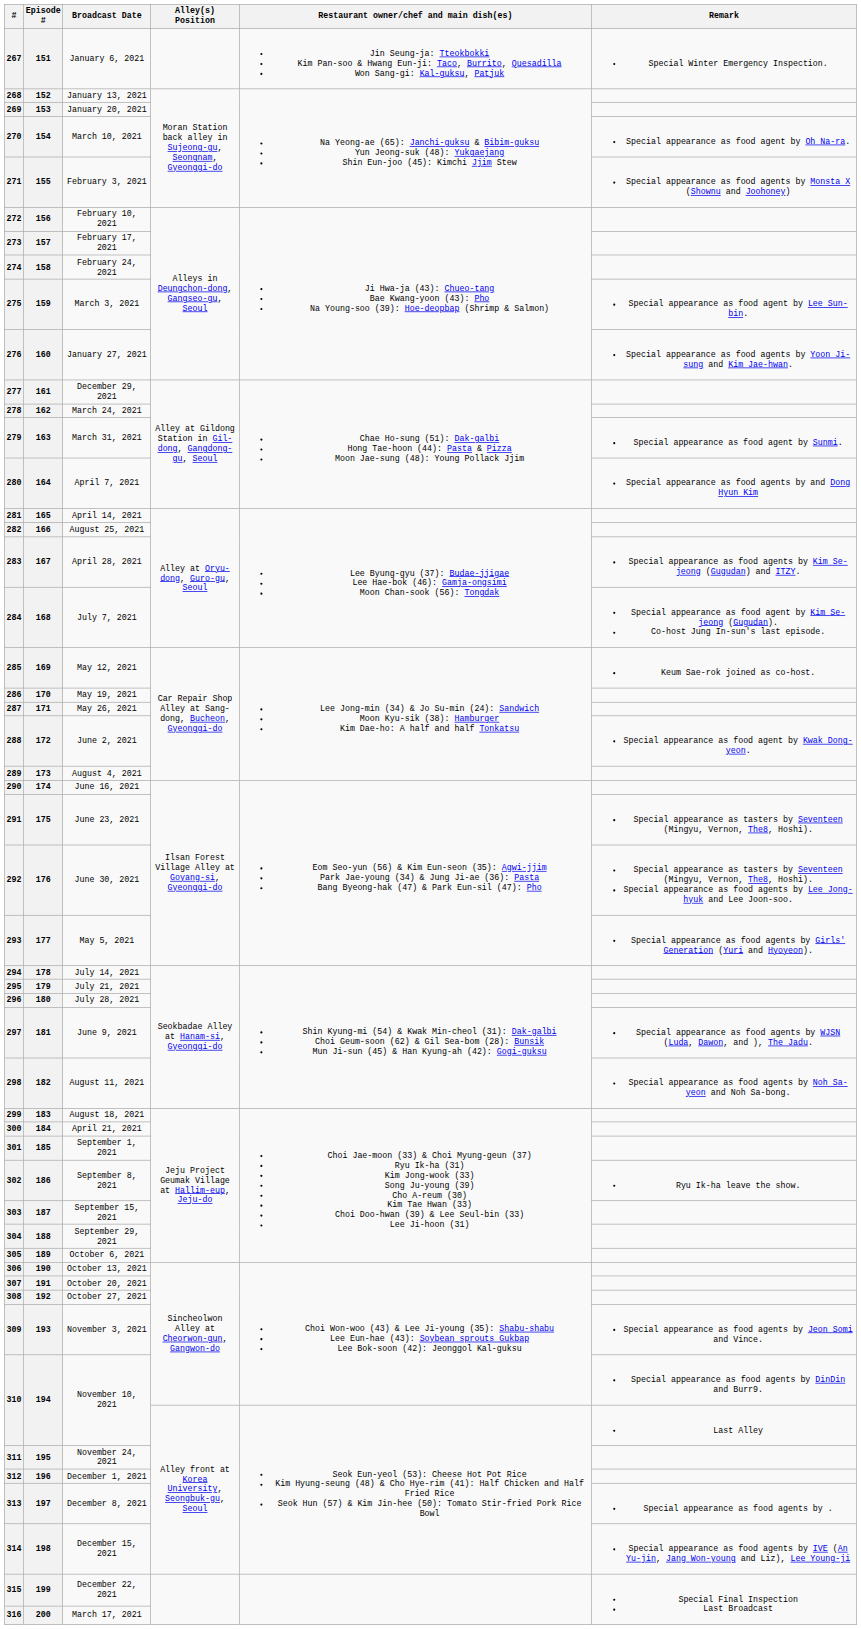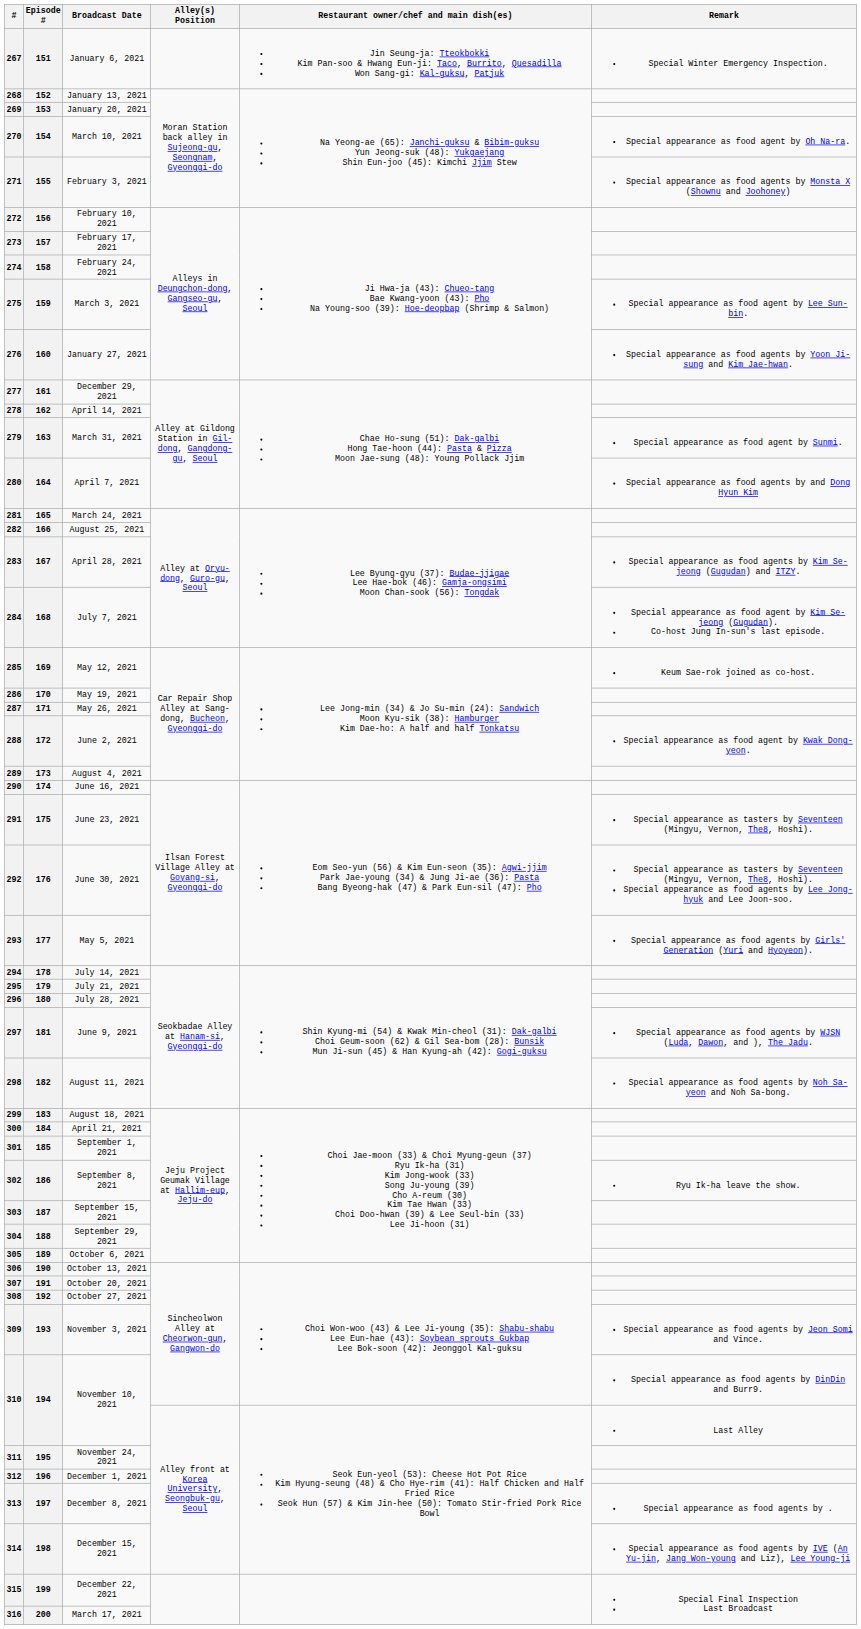(107, 411) March 24, 2021 -> (107, 411) April 14, 2021
(107, 515) April 14, 2021 -> (107, 515) March 24, 2021
